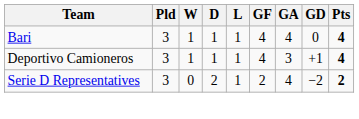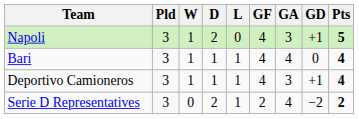+ row: (26, 37)
